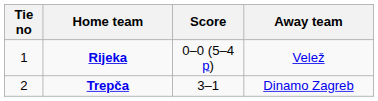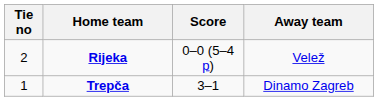(24, 57) 1 -> (24, 57) 2
(24, 86) 2 -> (24, 86) 1
